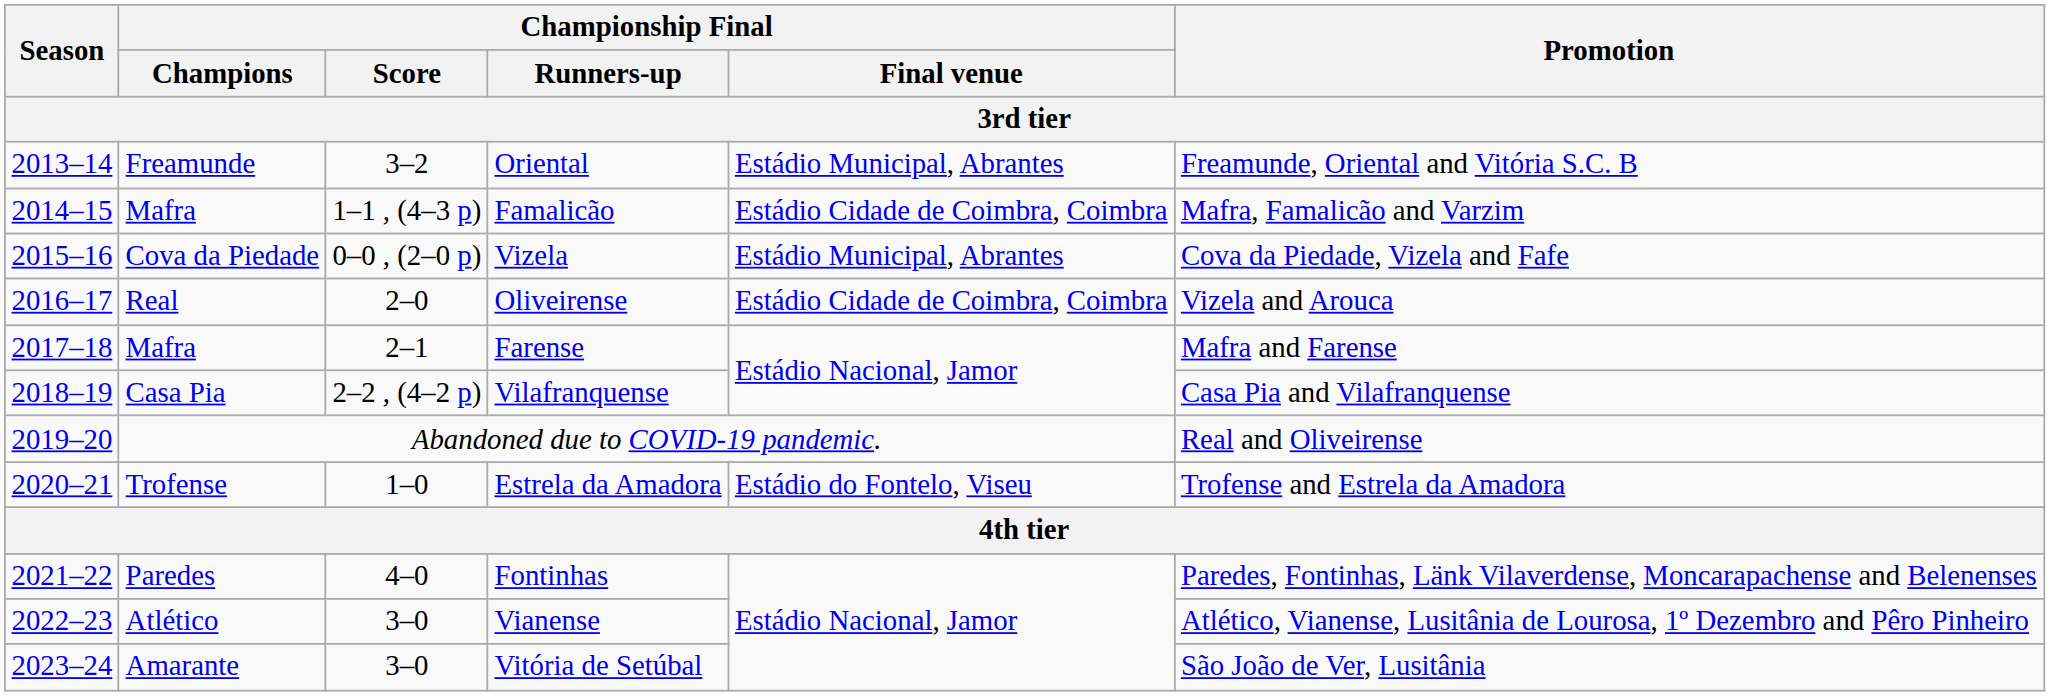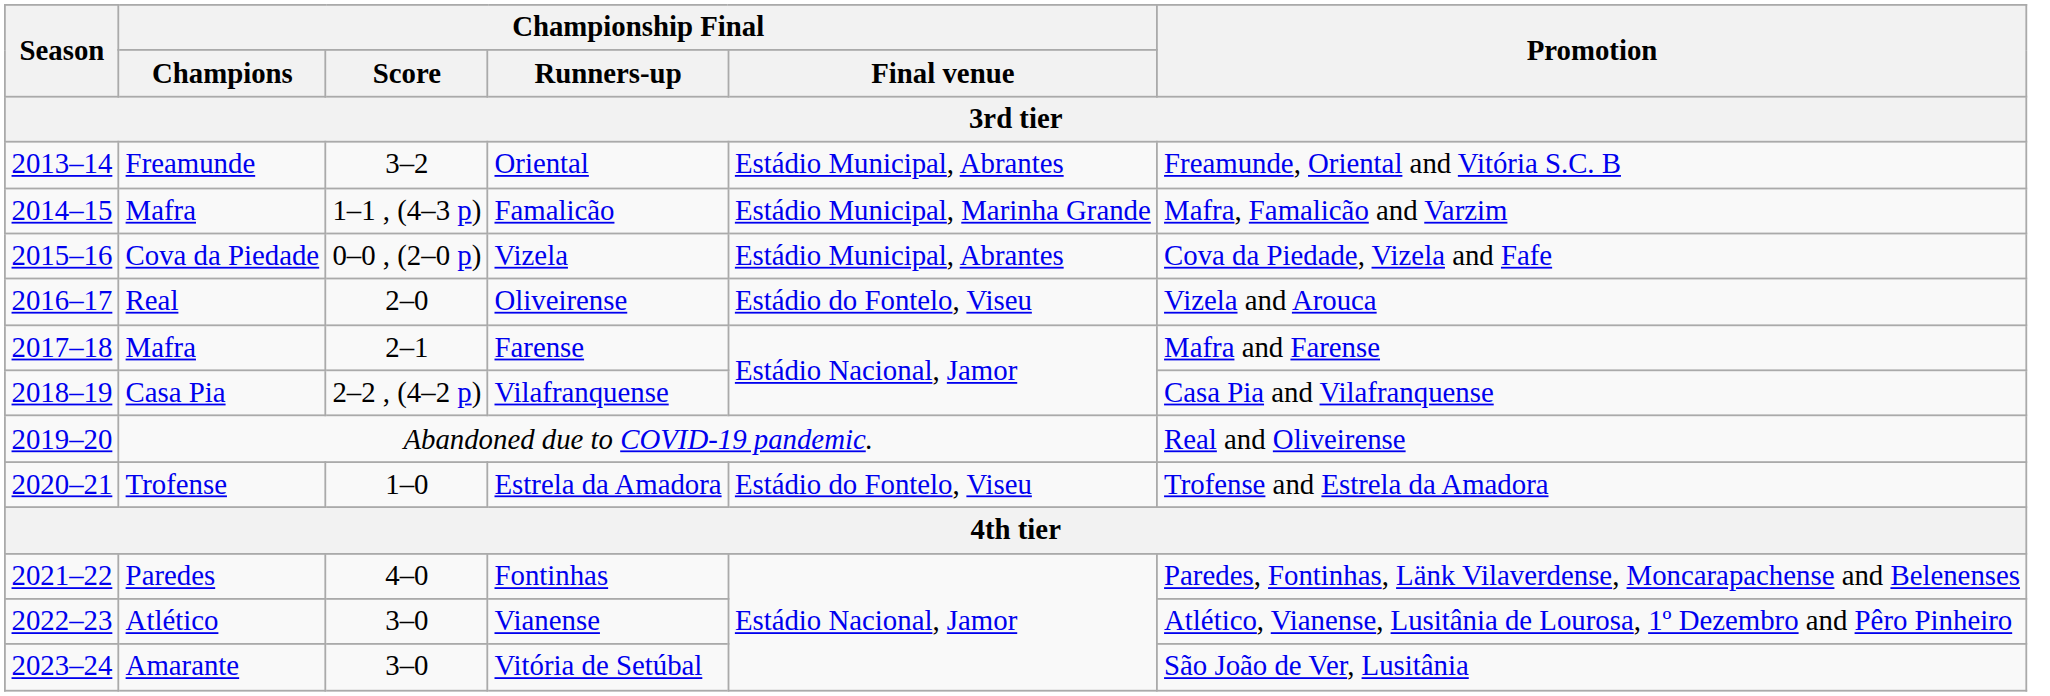(951, 210) Estádio Cidade de Coimbra, Coimbra -> (943, 210) Estádio Municipal, Marinha Grande
(951, 301) Estádio Cidade de Coimbra, Coimbra -> (883, 301) Estádio do Fontelo, Viseu
